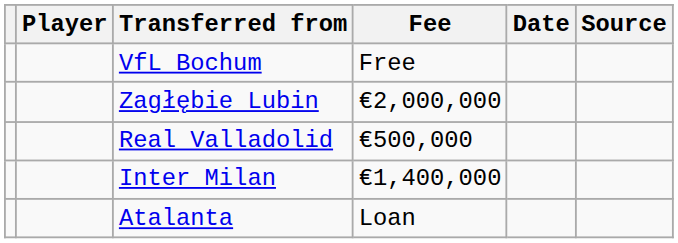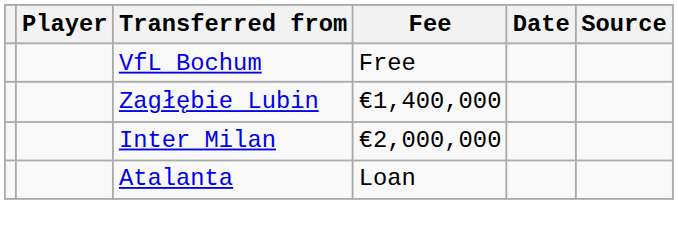(430, 102) €2,000,000 -> (430, 102) €1,400,000
- row: (226, 141)
(430, 179) €1,400,000 -> (430, 141) €2,000,000
